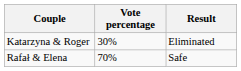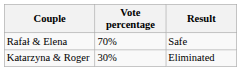rows swapped: (48, 41) <-> (37, 58)
